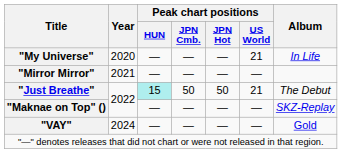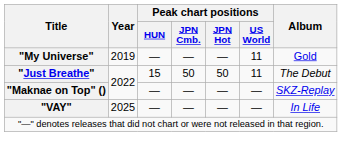(123, 56) 2020 -> (123, 56) 2019
(256, 56) 21 -> (256, 56) 11
(305, 56) In Life -> (305, 56) Gold
- row: (56, 73)
(155, 91) paleturquoise background -> (155, 73) no background
(256, 91) 21 -> (256, 73) 11
(123, 125) 2024 -> (123, 108) 2025
(305, 125) Gold -> (305, 108) In Life
